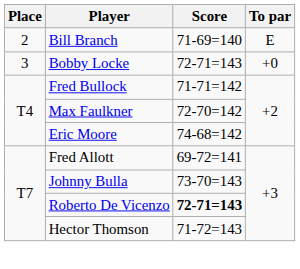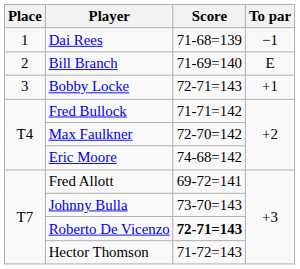+ row: (76, 39)
(270, 63) +0 -> (270, 87) +1
